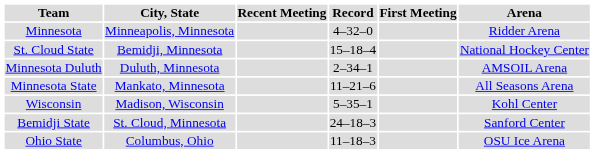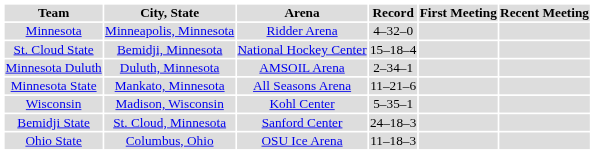columns swapped: (524, 13) <-> (282, 13)
